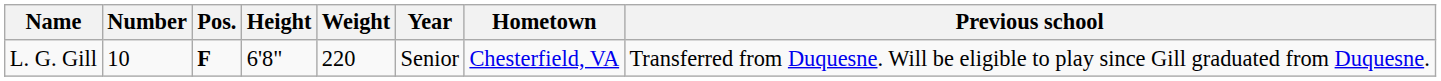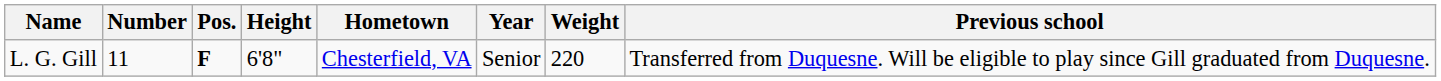columns swapped: (356, 22) <-> (544, 22)
(118, 57) 10 -> (118, 57) 11
